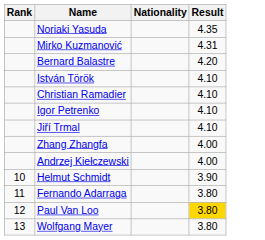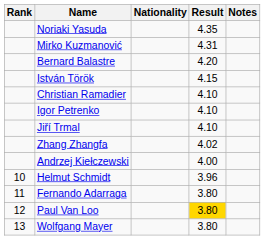+ column: (243, 12)
(207, 78) 4.10 -> (207, 78) 4.15
(207, 144) 4.00 -> (207, 144) 4.02
(207, 177) 3.90 -> (207, 177) 3.96
